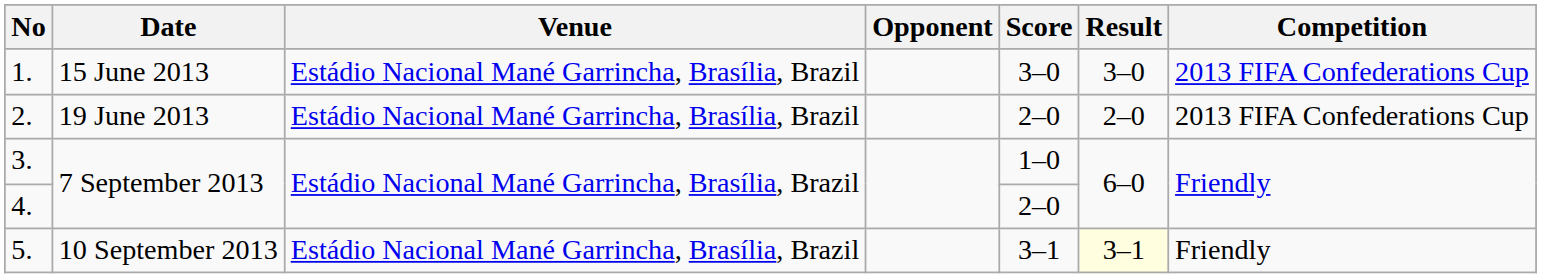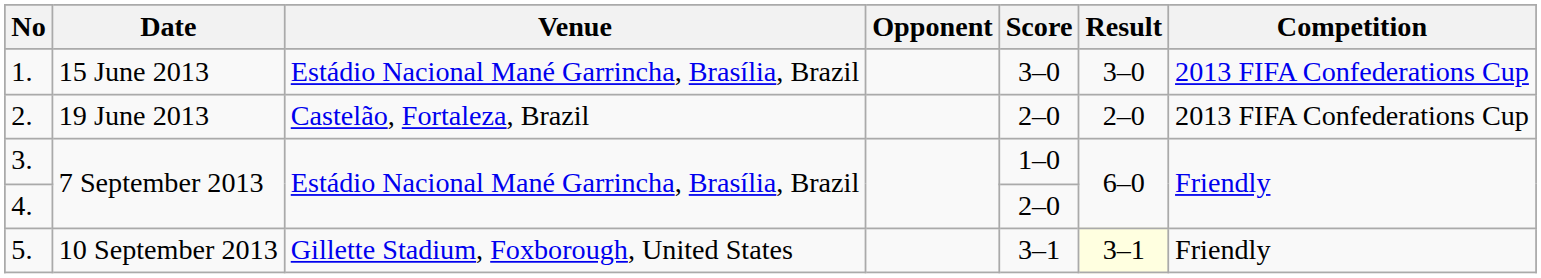(575, 116) Estádio Nacional Mané Garrincha, Brasília, Brazil -> (440, 116) Castelão, Fortaleza, Brazil
(575, 250) Estádio Nacional Mané Garrincha, Brasília, Brazil -> (542, 250) Gillette Stadium, Foxborough, United States
